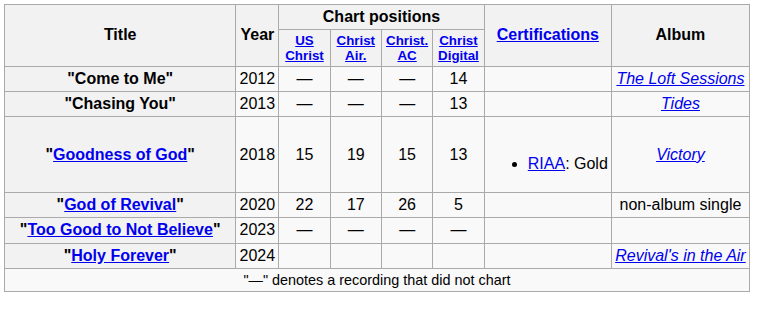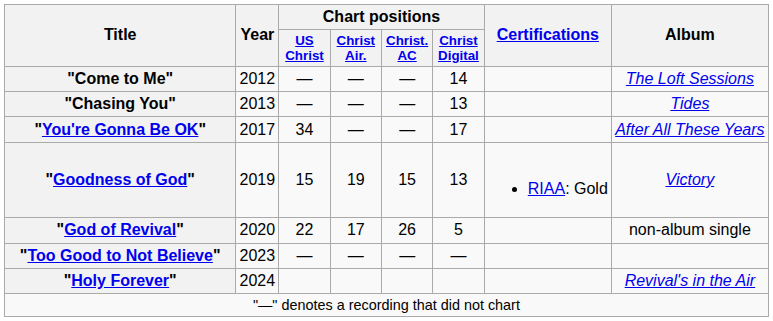+ row: (120, 129)
(257, 154) 2018 -> (257, 180) 2019
